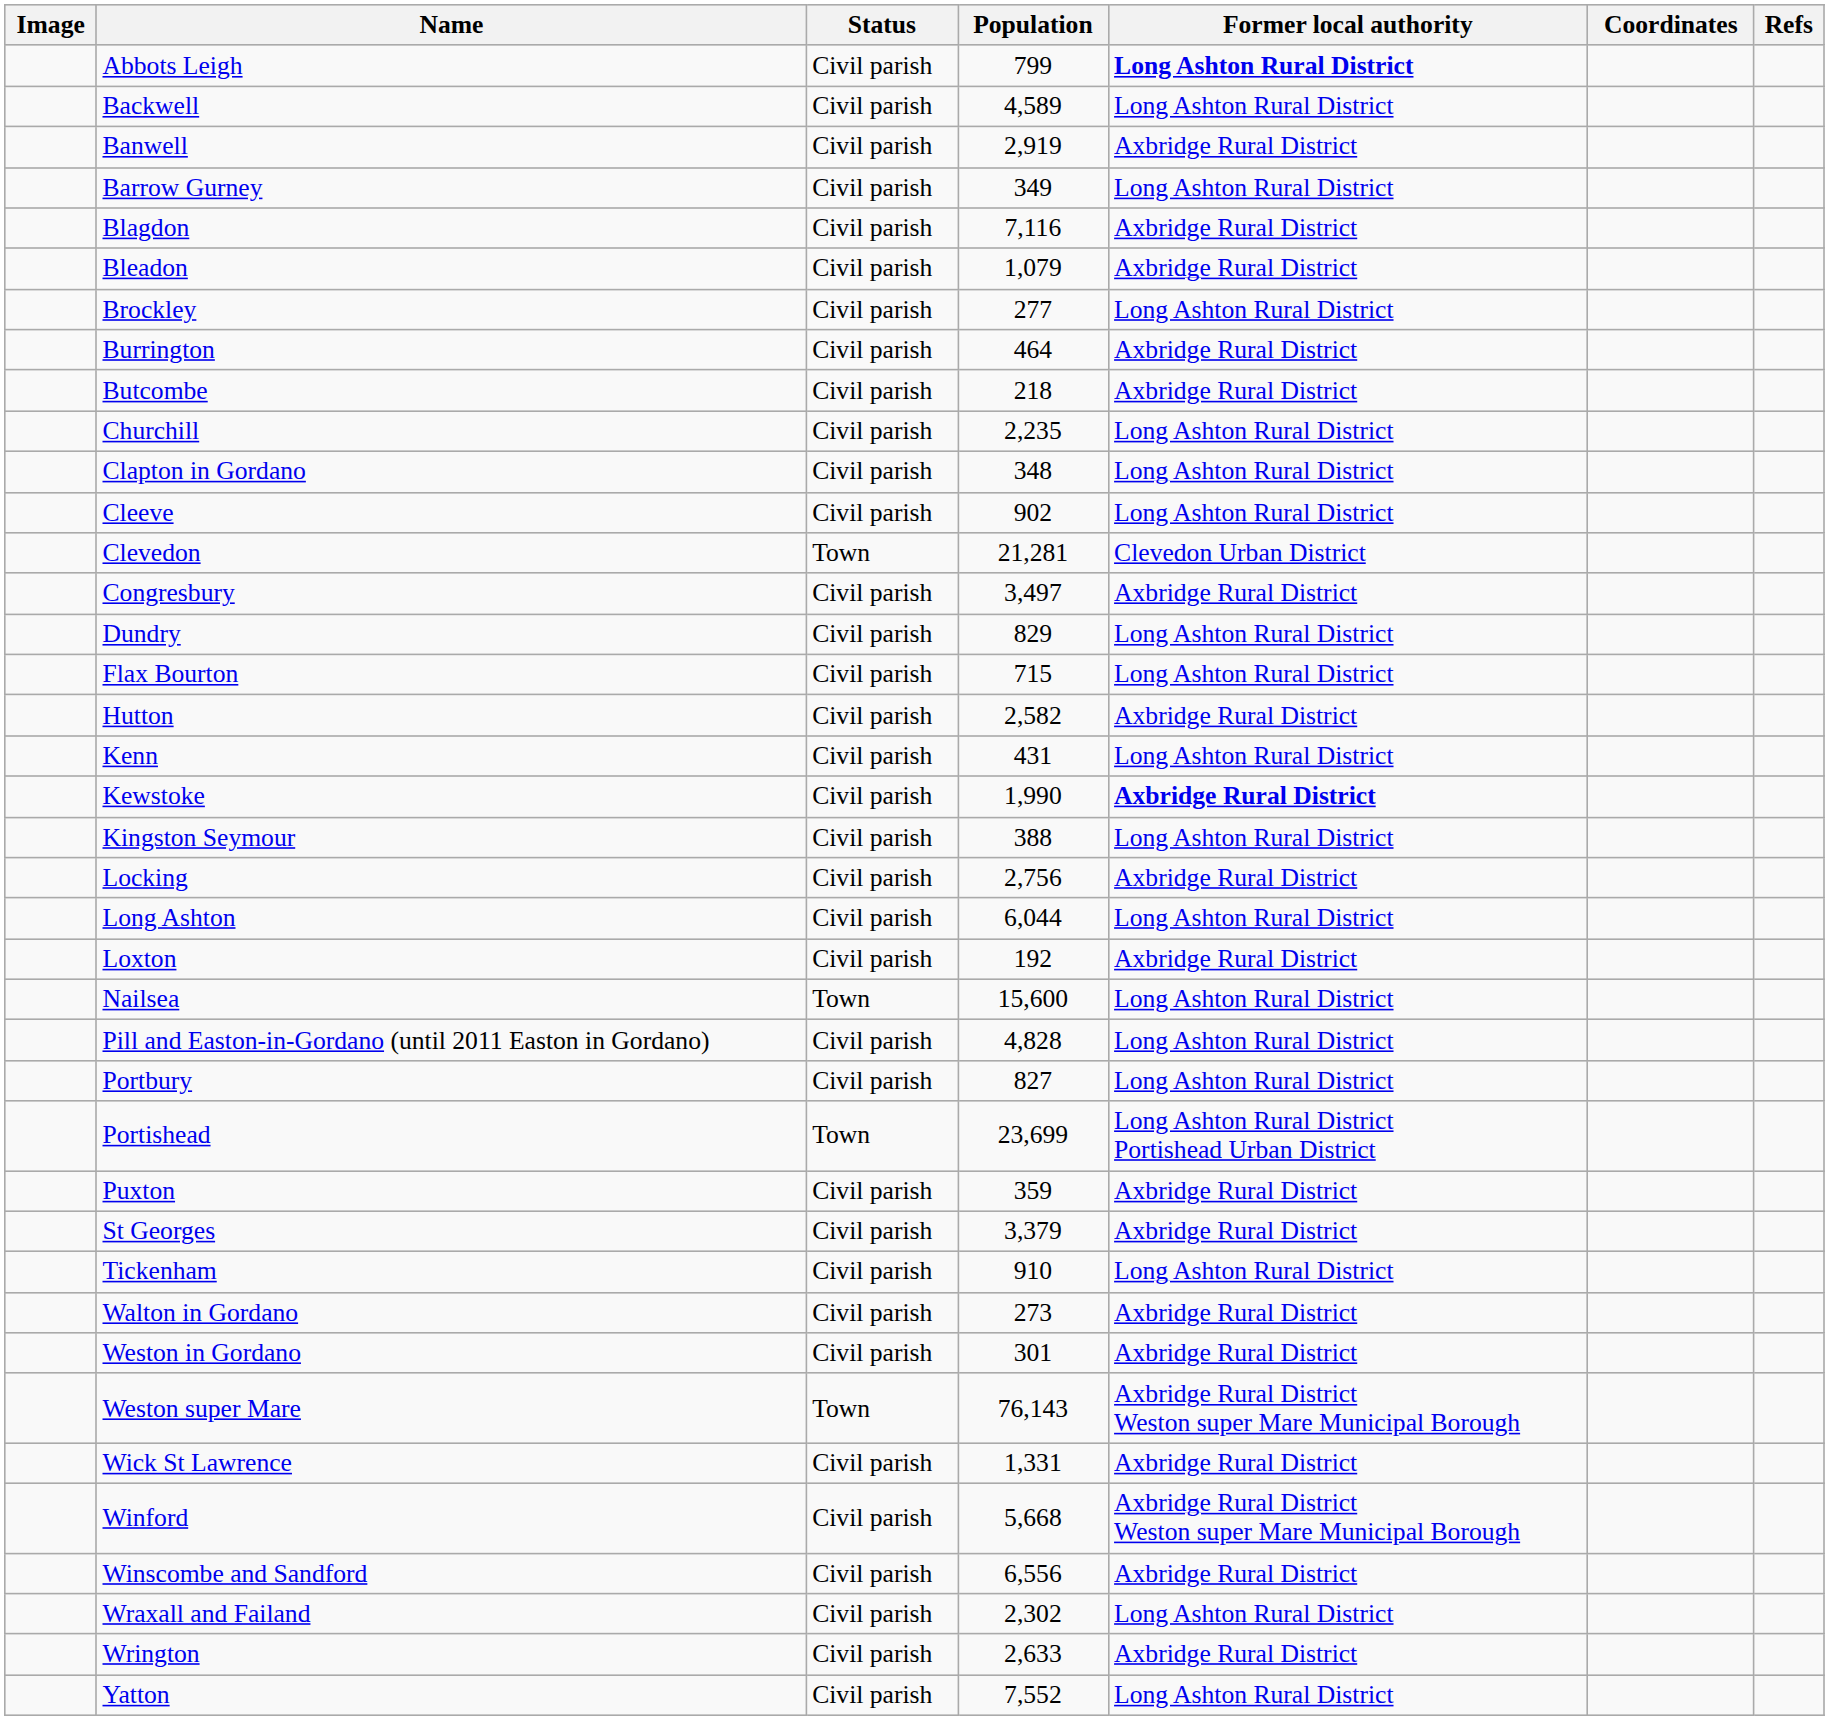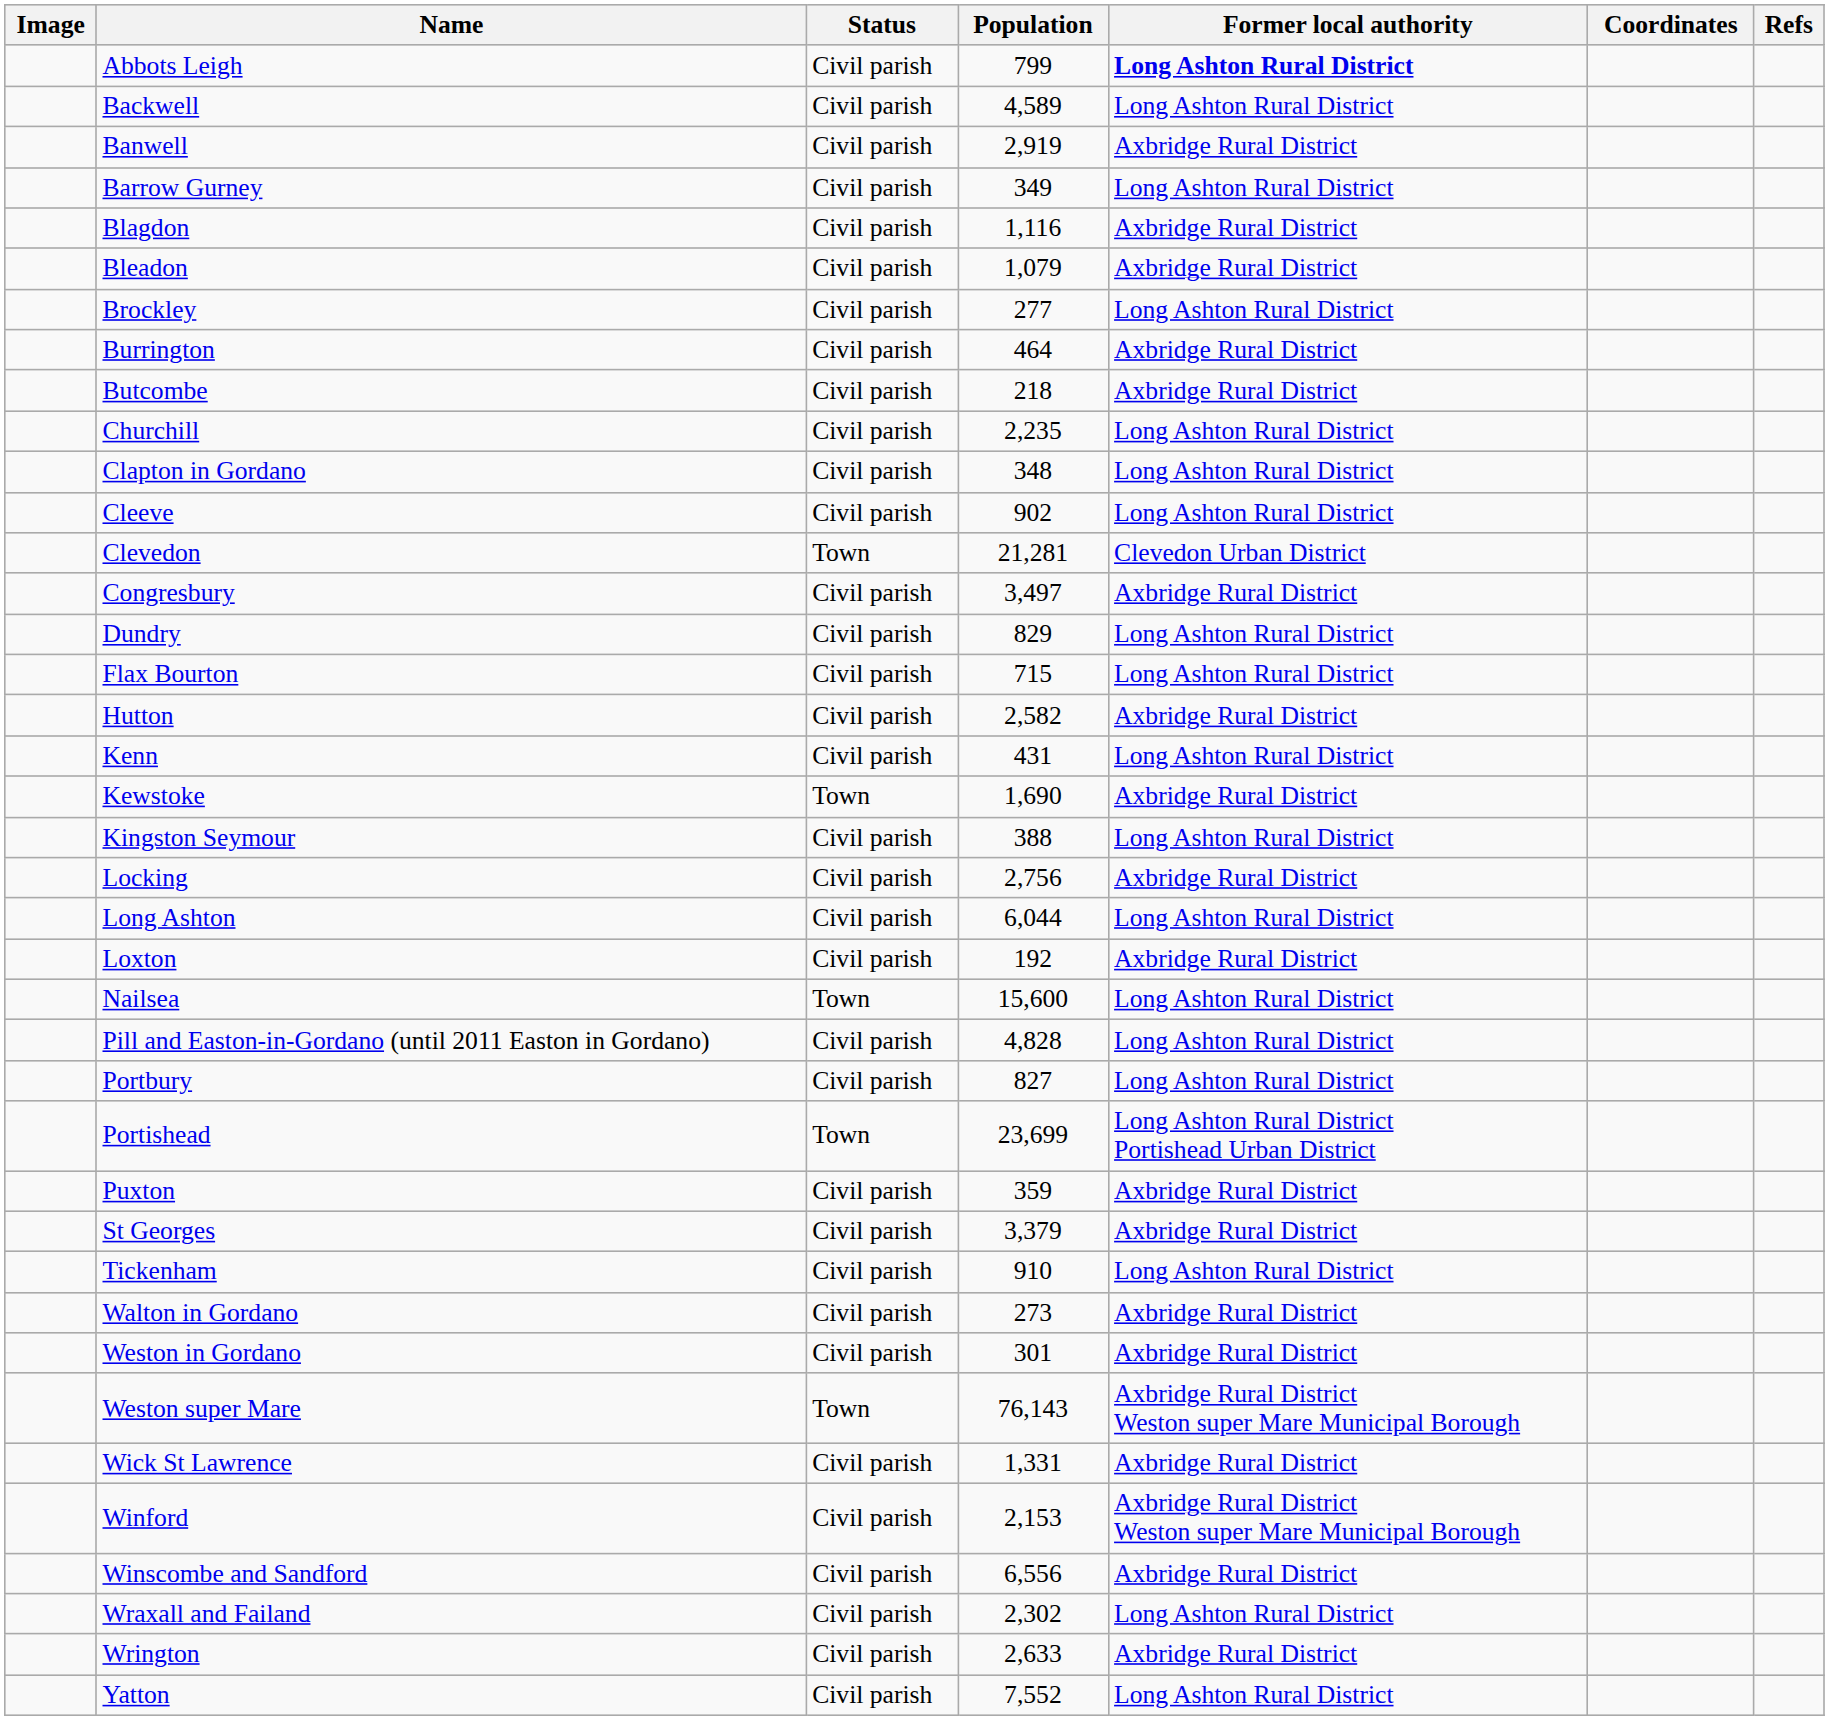(1033, 227) 7,116 -> (1033, 227) 1,116
(872, 796) Civil parish -> (841, 796) Town
(1033, 796) 1,990 -> (1033, 796) 1,690
(1245, 796) bold -> (1236, 796) normal
(1033, 1517) 5,668 -> (1033, 1517) 2,153
